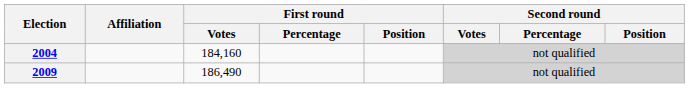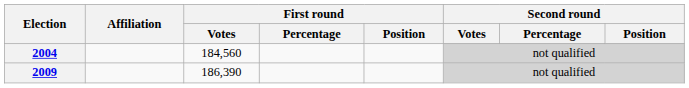(221, 53) 184,160 -> (221, 53) 184,560
(221, 72) 186,490 -> (221, 72) 186,390
